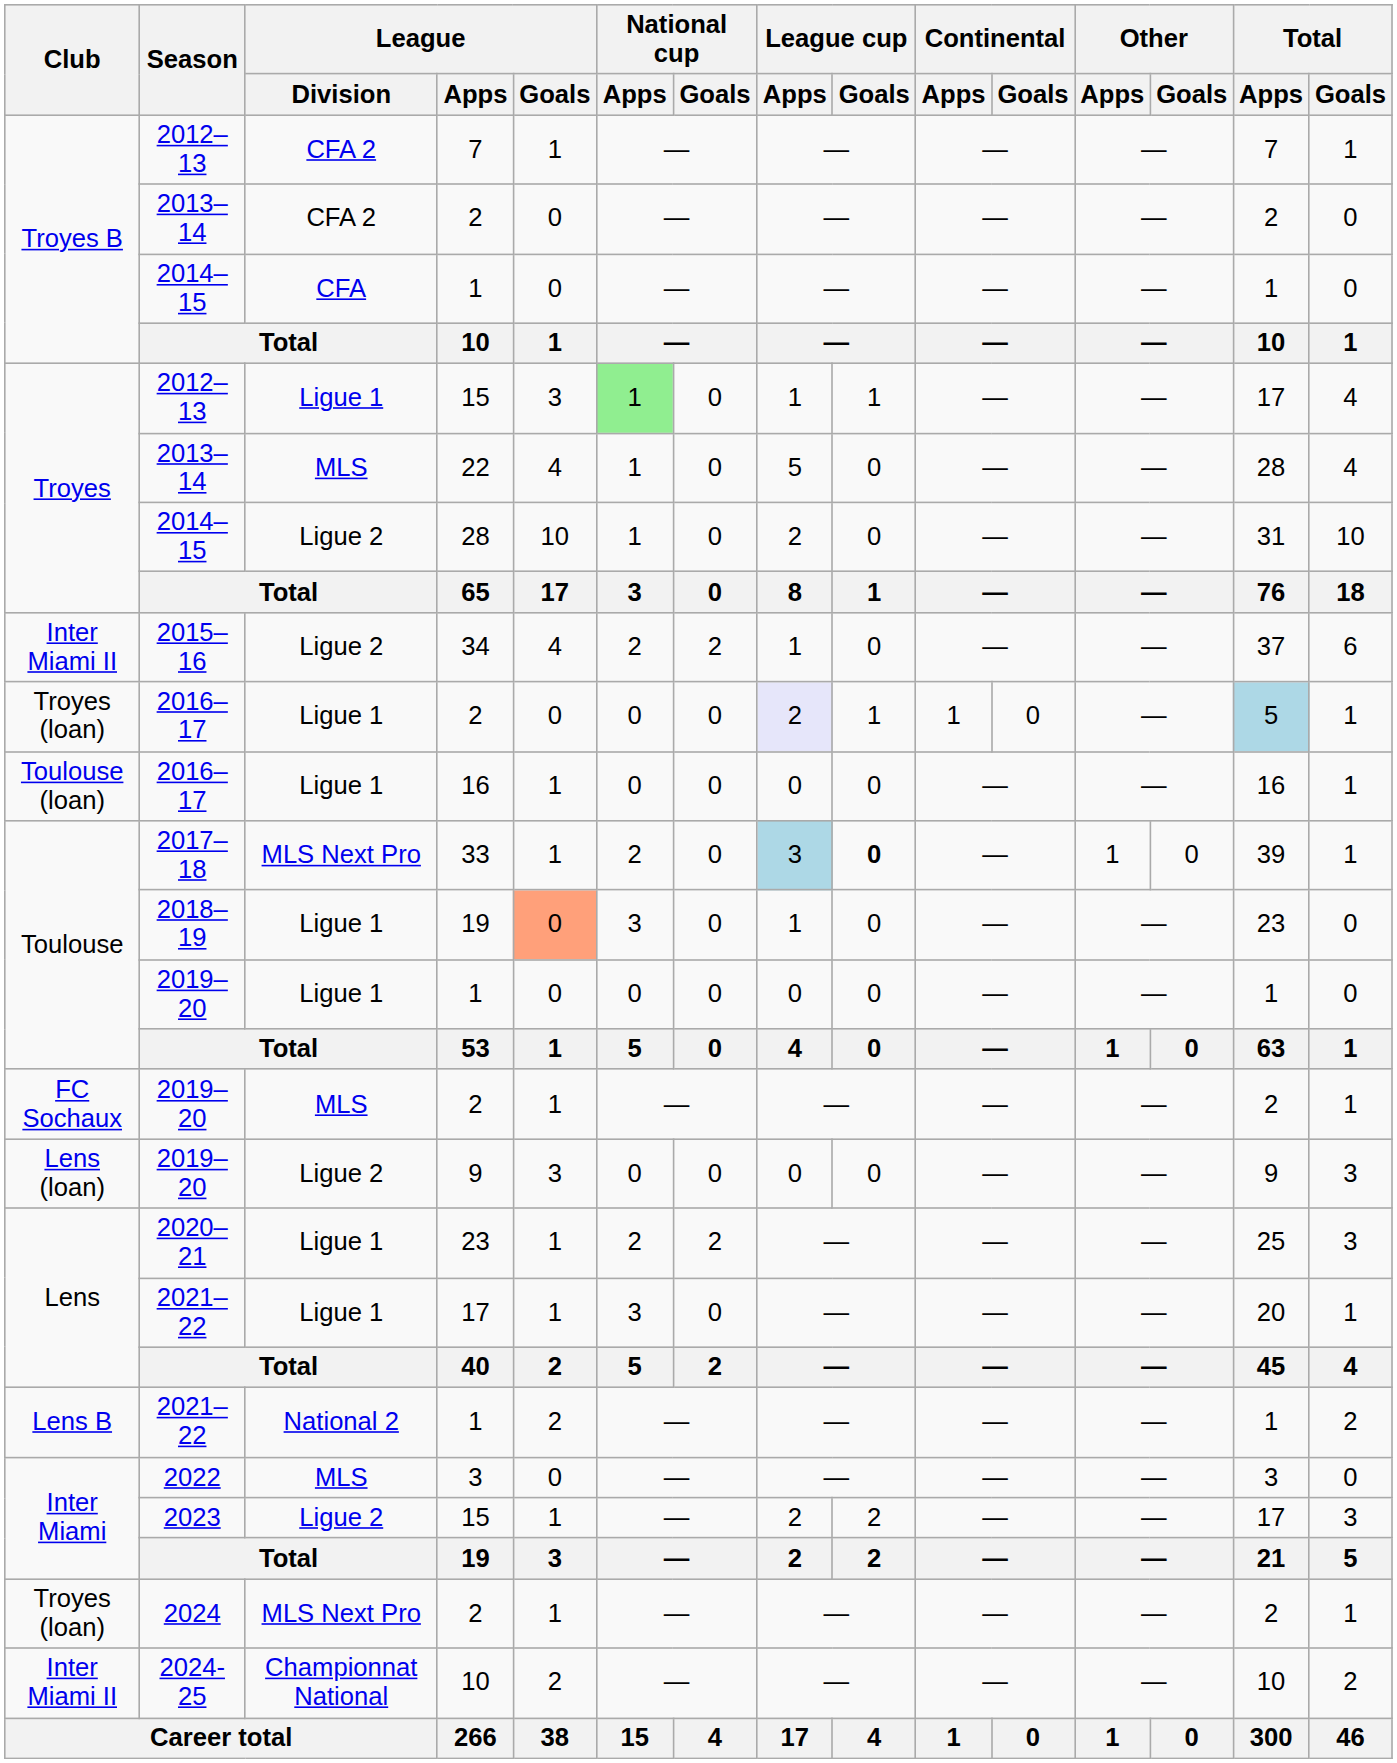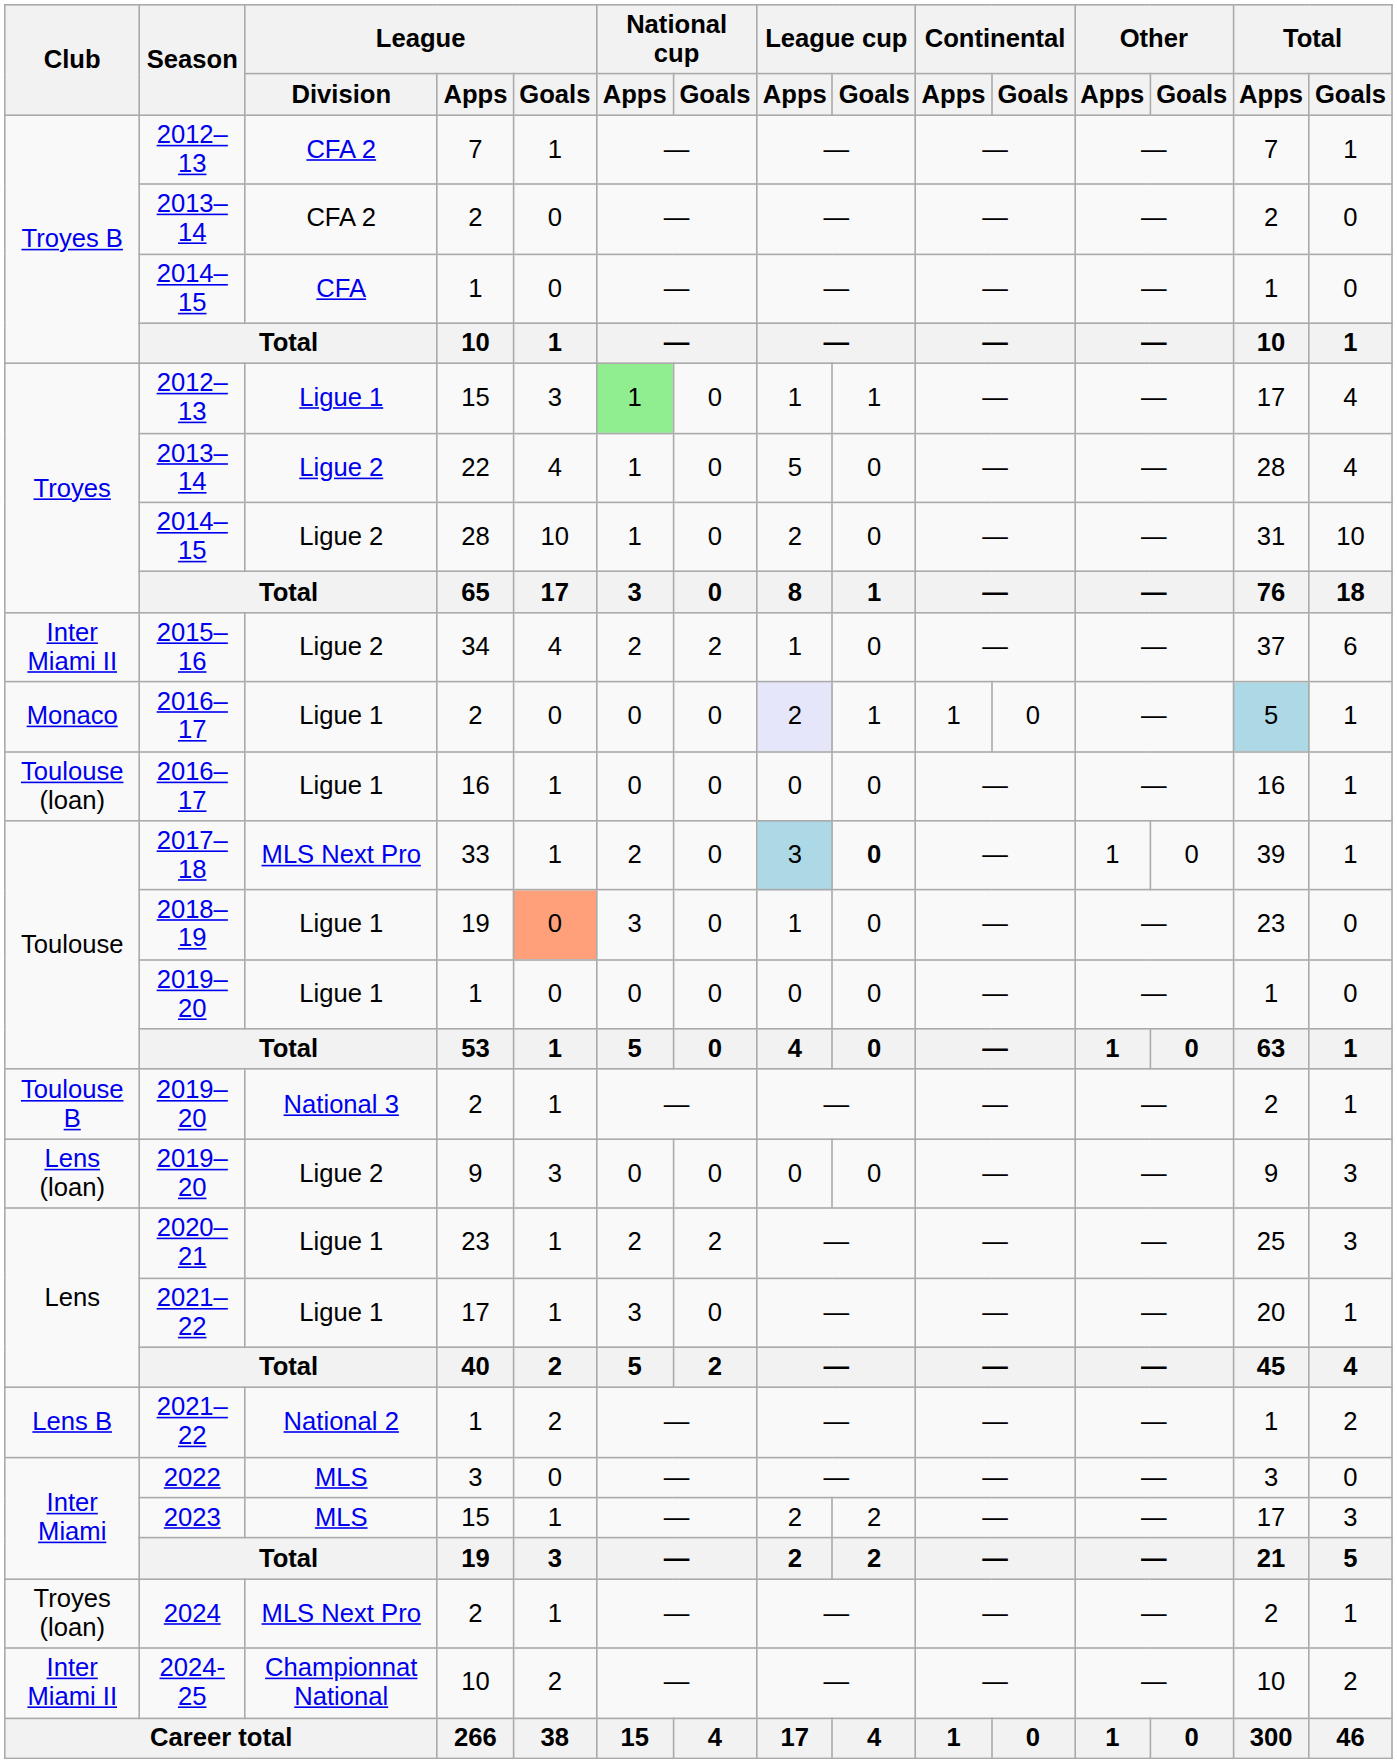(341, 467) MLS -> (341, 467) Ligue 2
(72, 716) Troyes (loan) -> (72, 716) Monaco
(72, 1103) FC Sochaux -> (72, 1103) Toulouse B
(341, 1103) MLS -> (341, 1103) National 3
(341, 1517) Ligue 2 -> (341, 1517) MLS
